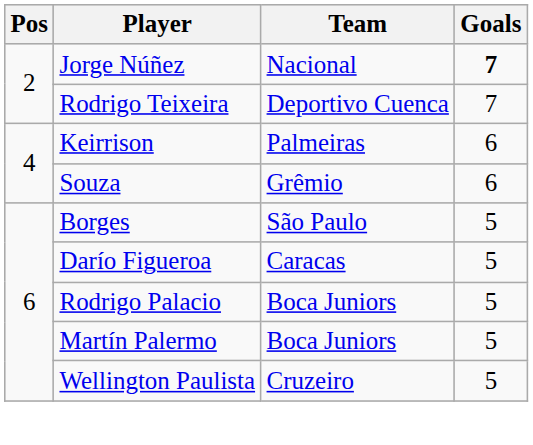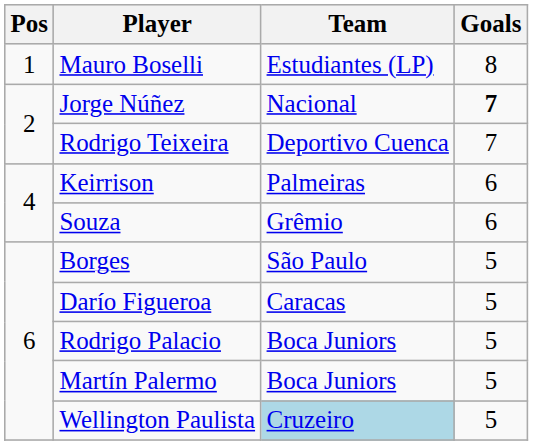+ row: (131, 63)
(310, 380) no background -> (310, 420) lightblue background
